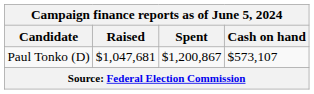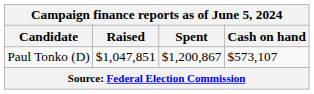(126, 57) $1,047,681 -> (126, 57) $1,047,851
